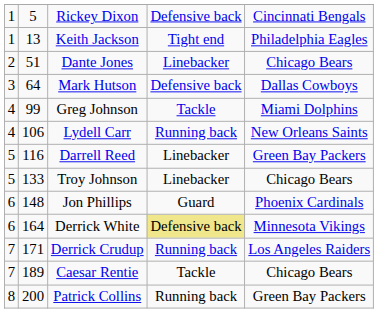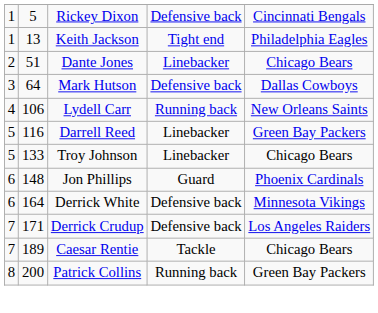- row: (97, 109)
(196, 226) khaki background -> (196, 202) no background
(196, 249) Running back -> (196, 226) Defensive back
